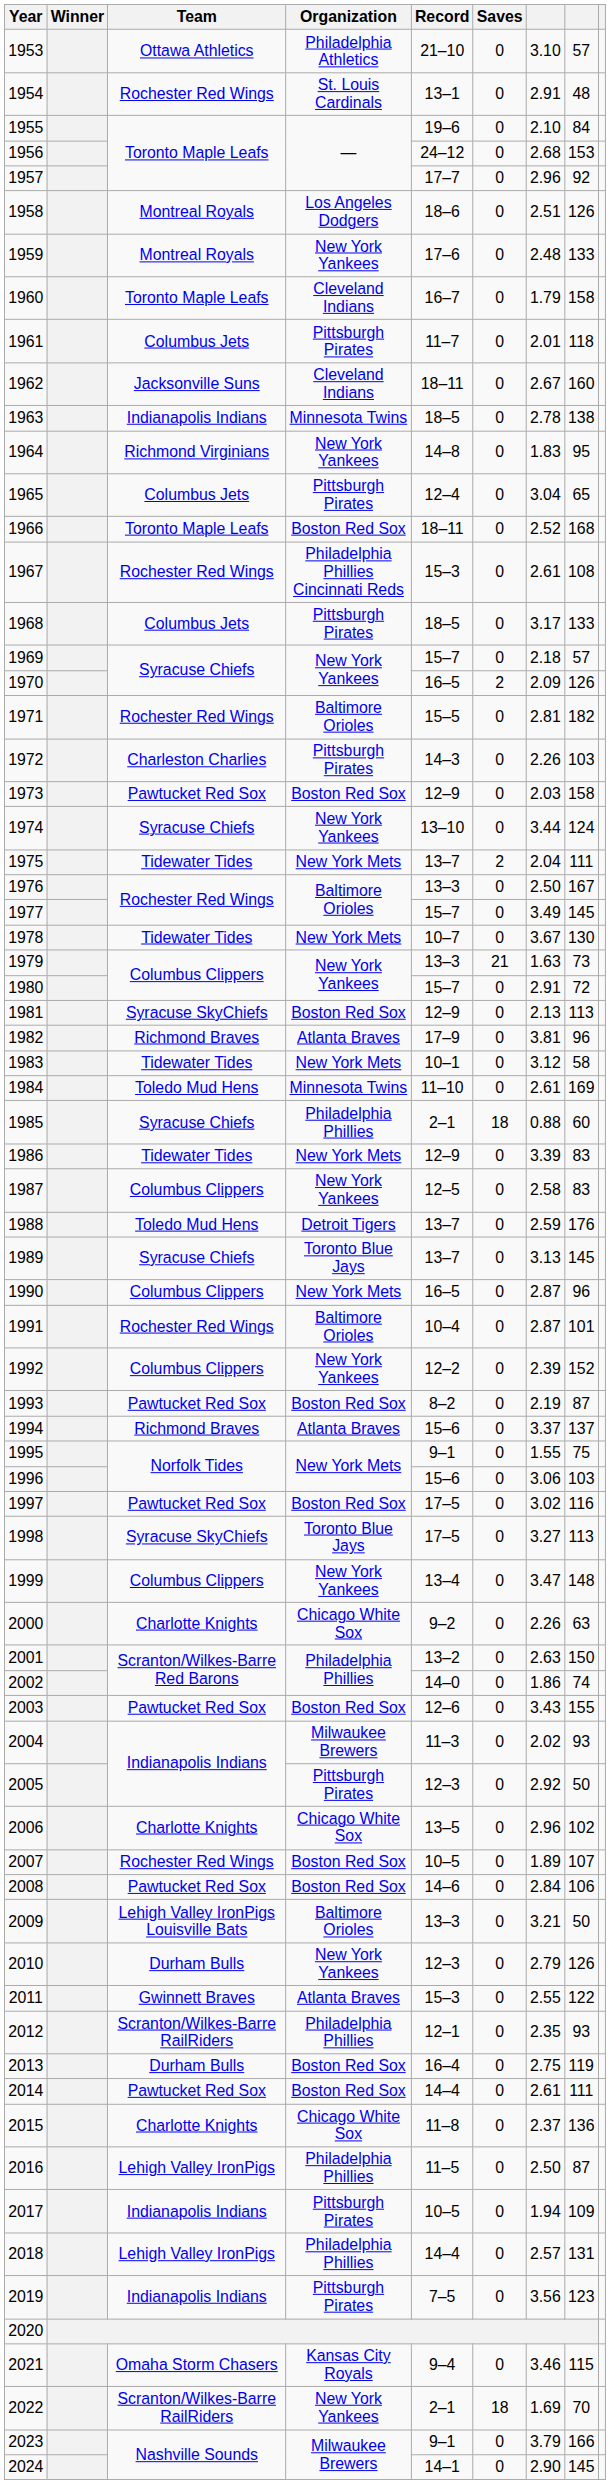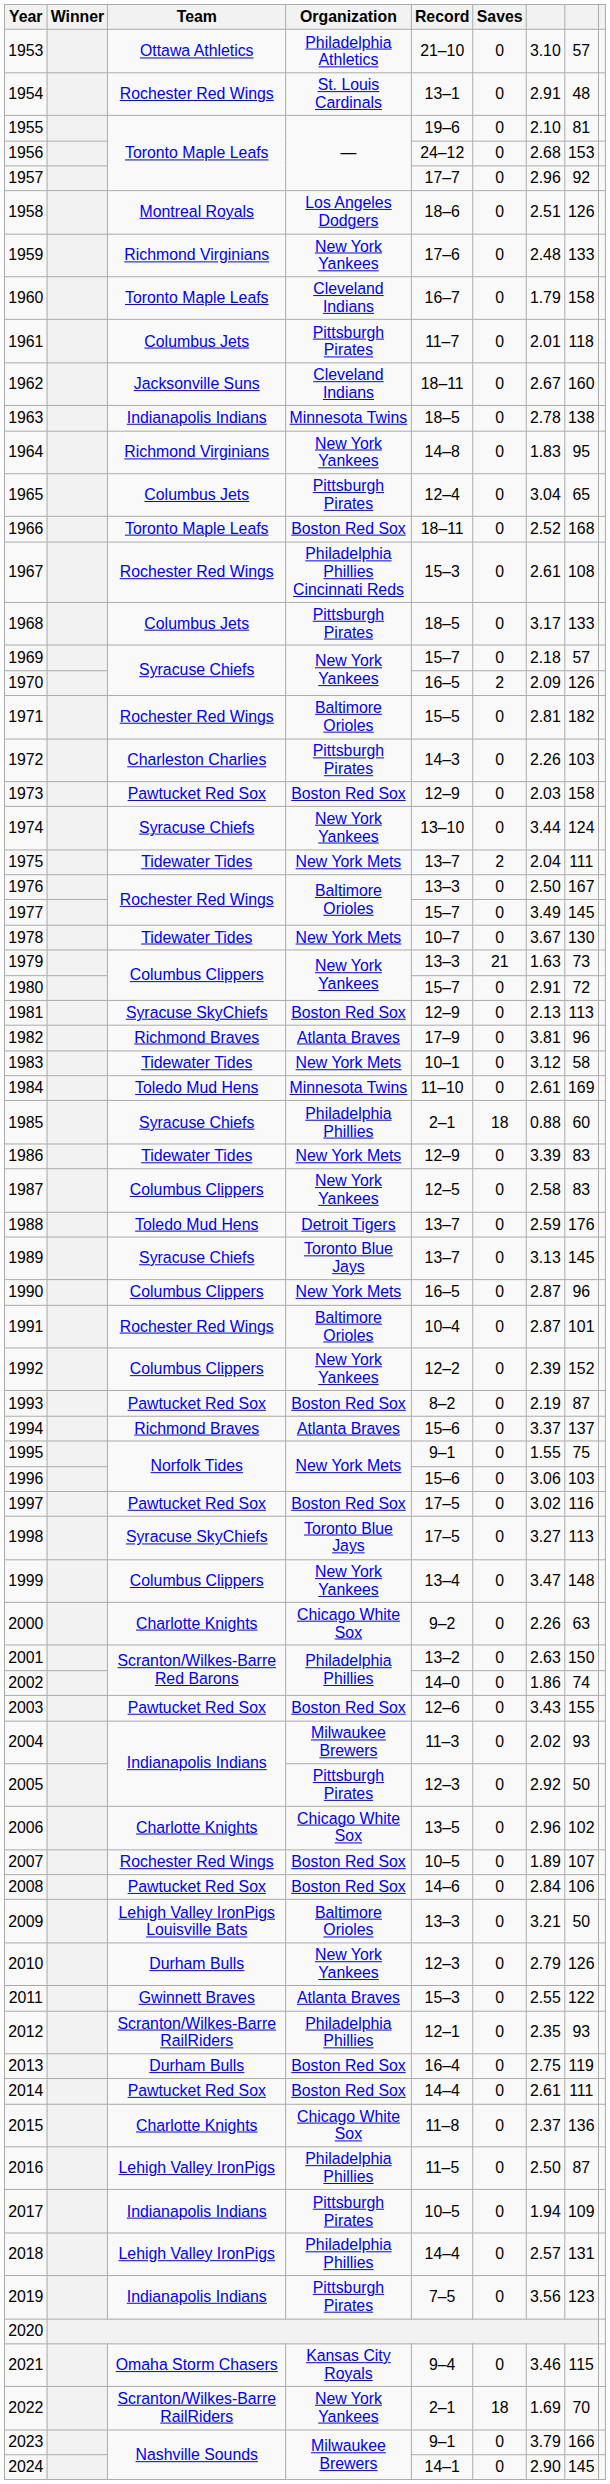(581, 128) 84 -> (581, 128) 81
(197, 255) Montreal Royals -> (197, 255) Richmond Virginians
